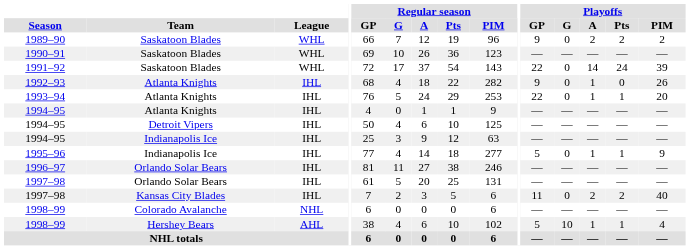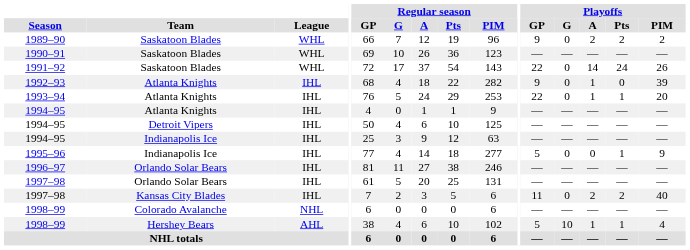(662, 68) 39 -> (662, 68) 26
(662, 82) 26 -> (662, 82) 39
(593, 153) 1 -> (593, 153) 0
